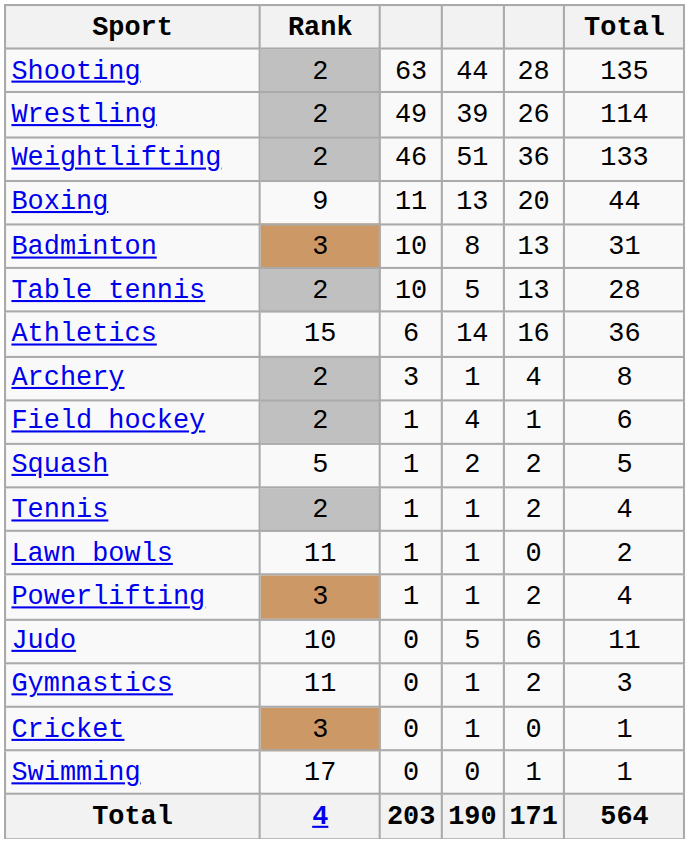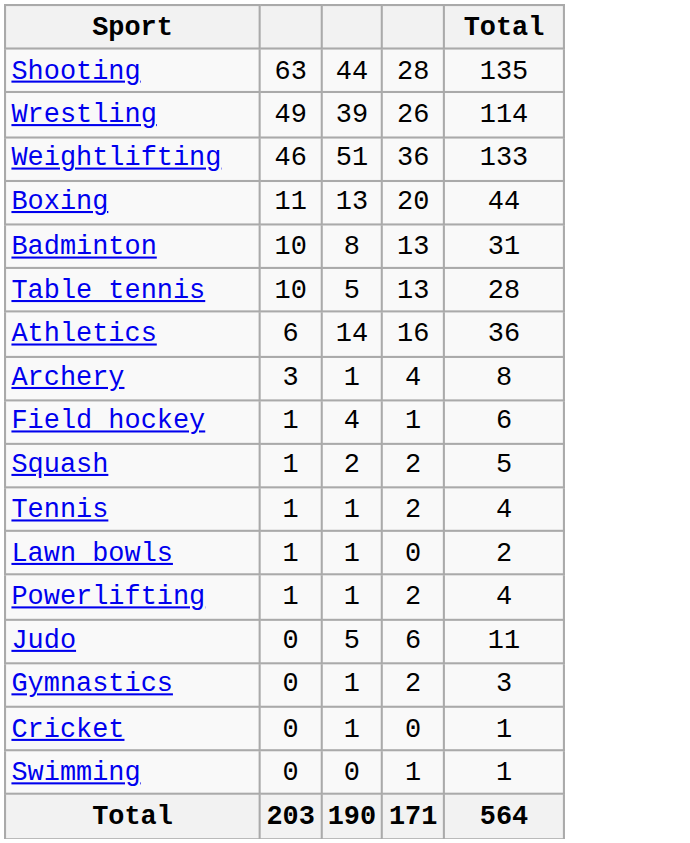- column: (320, 27)
